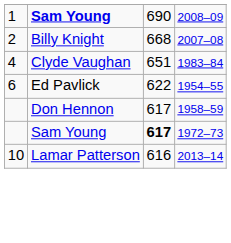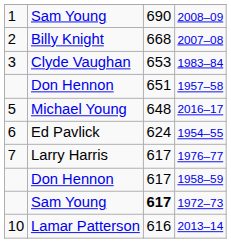(71, 16) bold -> (69, 16) normal
(12, 62) 4 -> (12, 62) 3
(159, 62) 651 -> (159, 62) 653
+ row: (200, 86)
+ row: (200, 110)
(159, 86) 622 -> (159, 132) 624
+ row: (200, 156)
